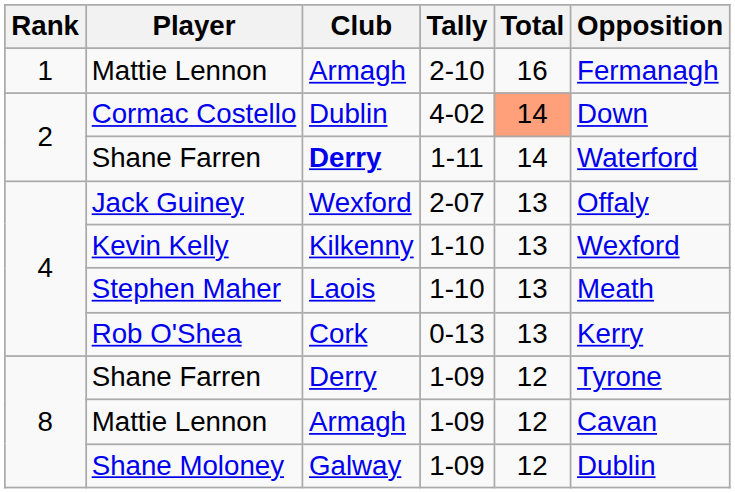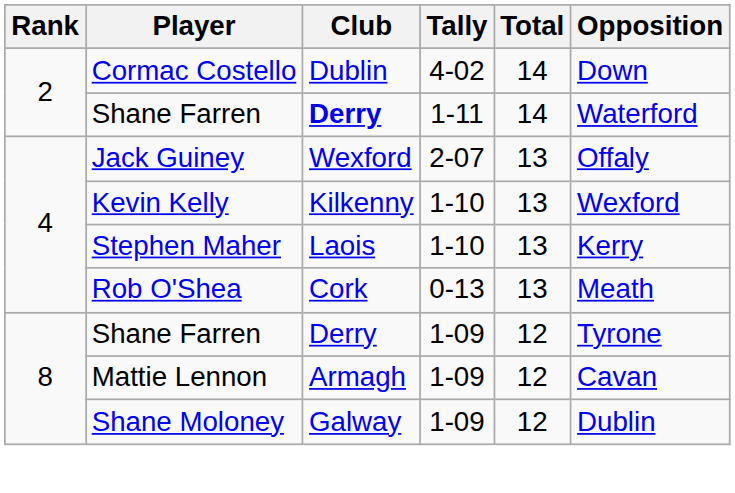- row: (179, 70)
(532, 114) lightsalmon background -> (532, 70) no background
(616, 289) Meath -> (610, 245) Kerry
(610, 333) Kerry -> (616, 289) Meath
